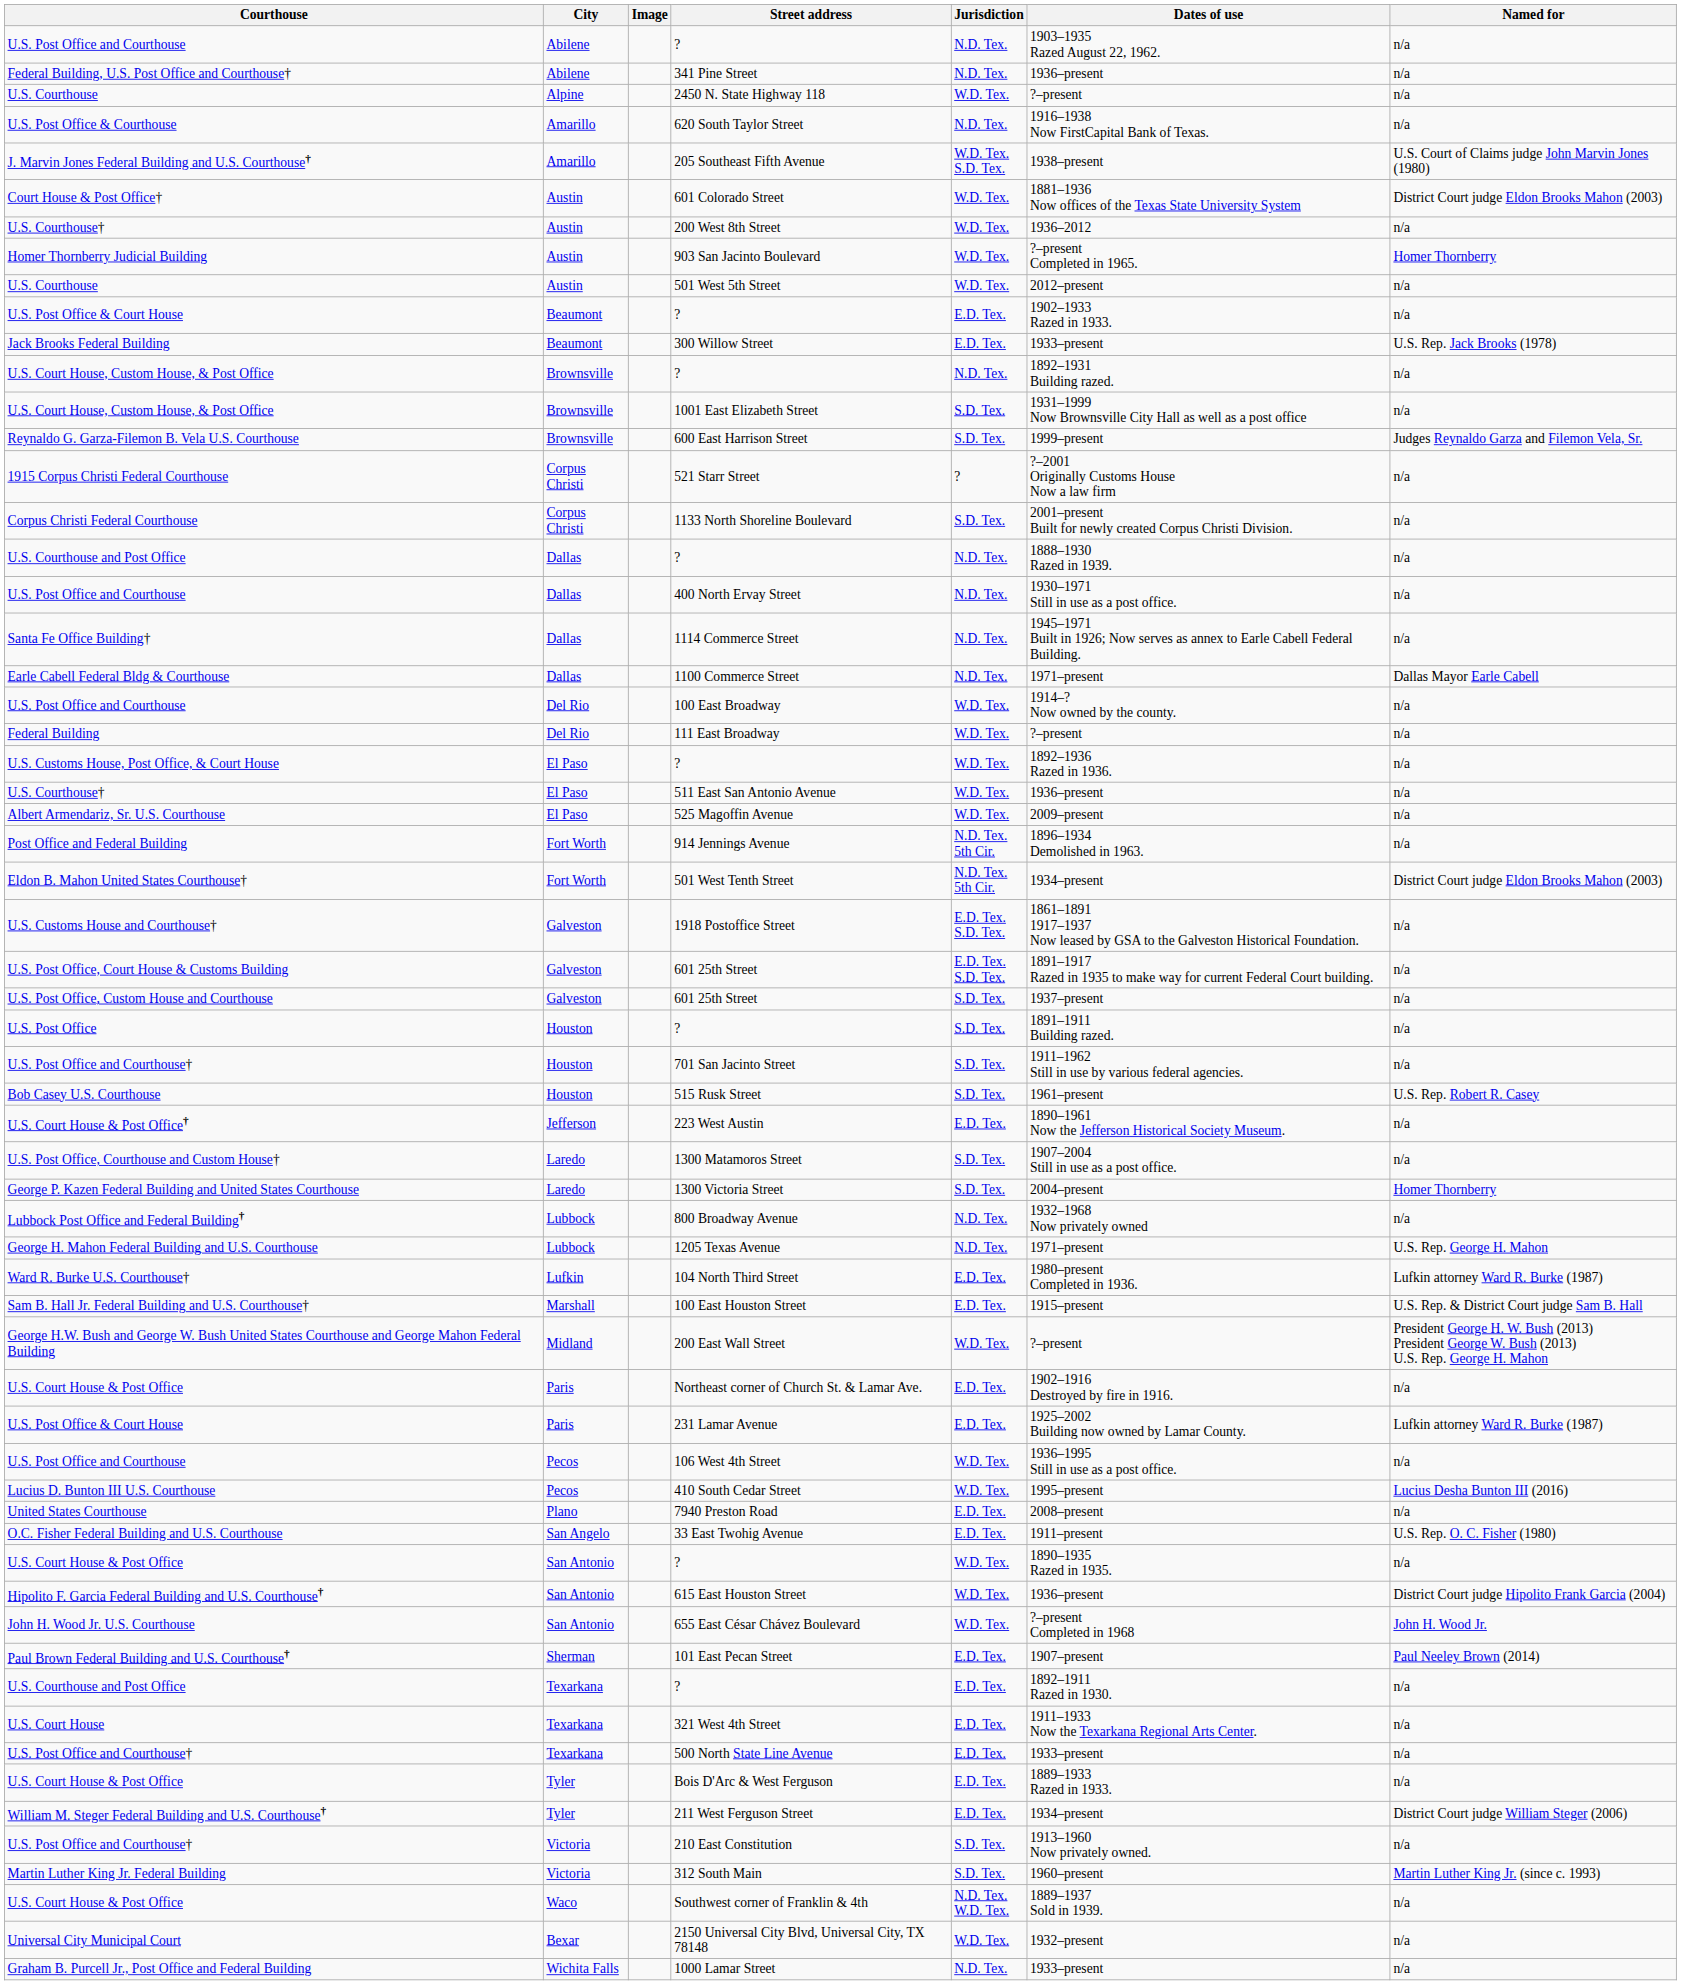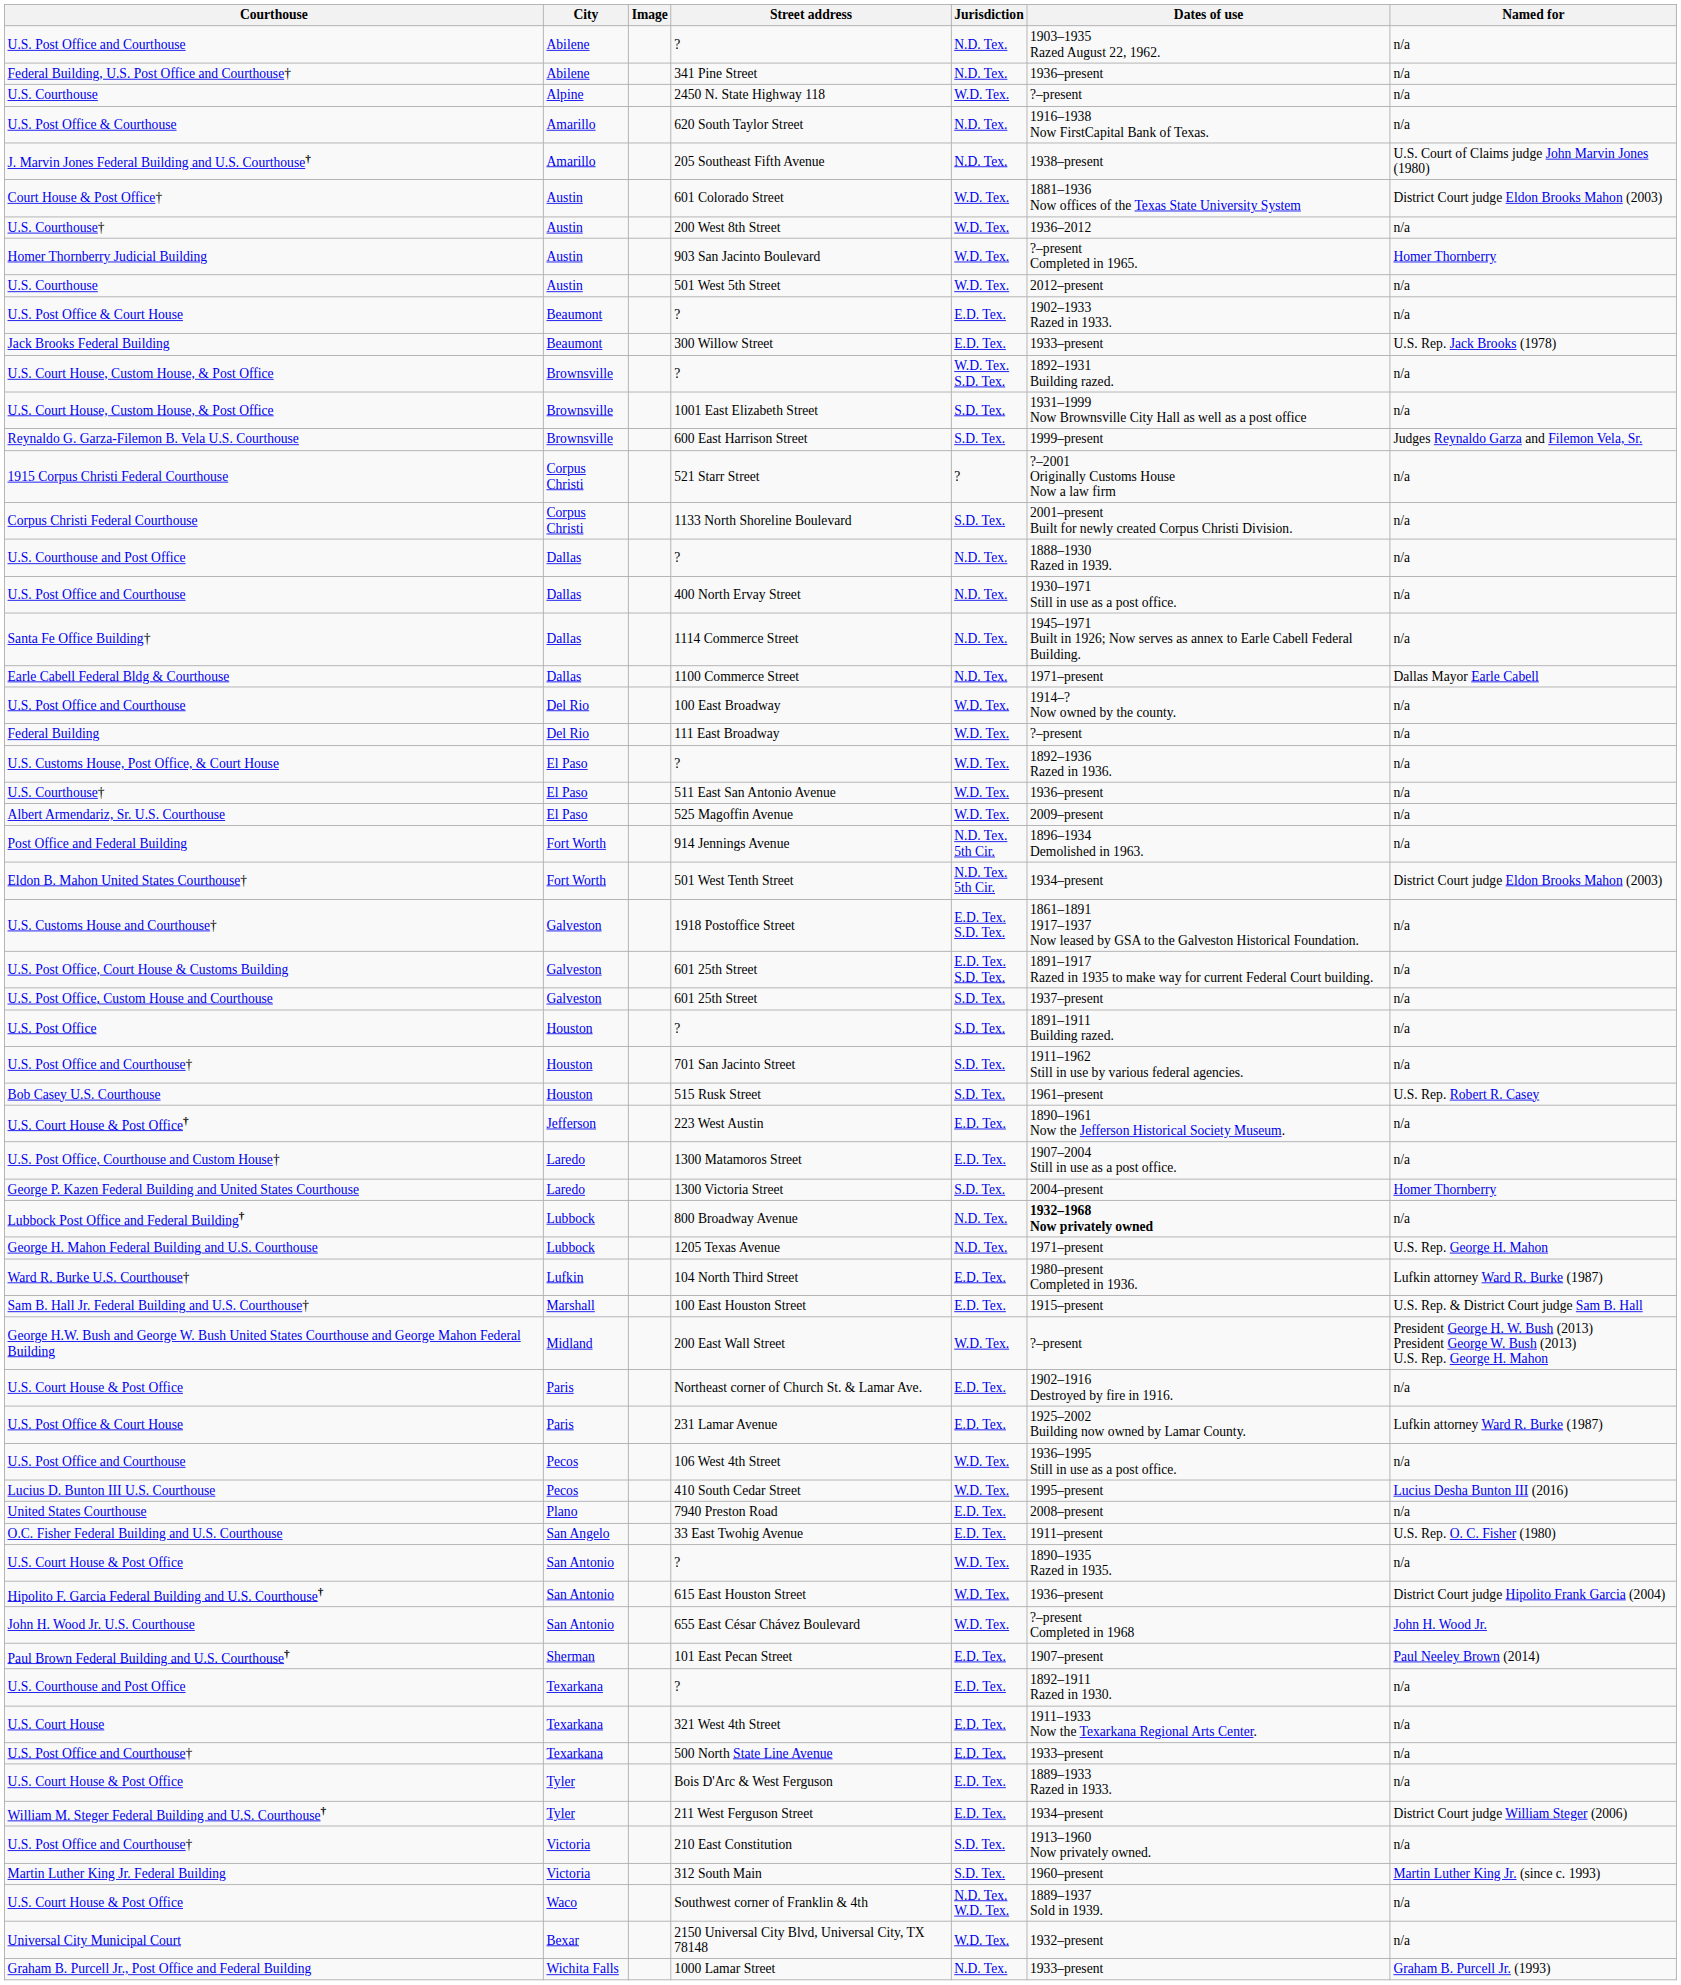(982, 161) W.D. Tex. S.D. Tex. -> (981, 161) N.D. Tex.
(981, 373) N.D. Tex. -> (982, 373) W.D. Tex. S.D. Tex.
(980, 1160) S.D. Tex. -> (980, 1160) E.D. Tex.
(1089, 1218) normal -> (1092, 1218) bold
(1402, 1969) n/a -> (1472, 1969) Graham B. Purcell Jr. (1993)
